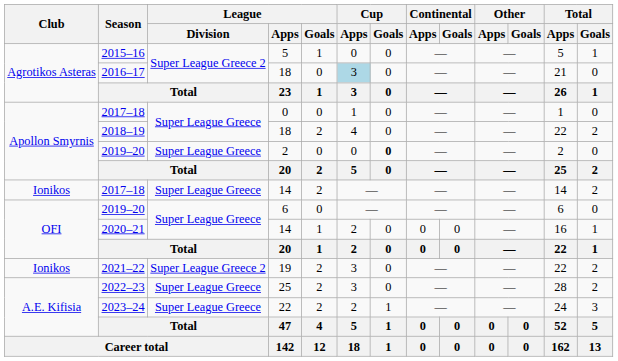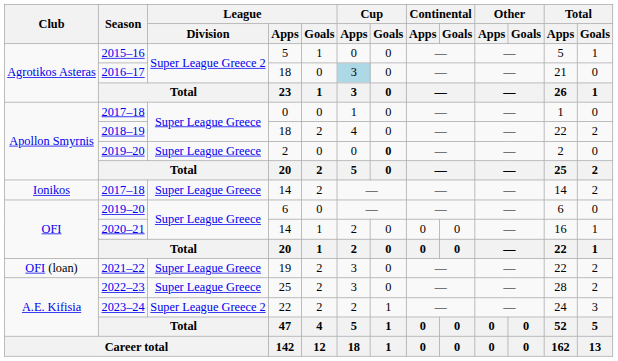(52, 268) Ionikos -> (52, 268) OFI (loan)
(208, 268) Super League Greece 2 -> (208, 268) Super League Greece
(208, 307) Super League Greece -> (208, 307) Super League Greece 2
